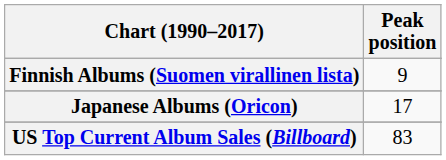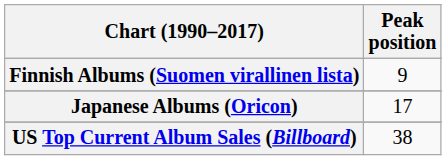(402, 138) 83 -> (402, 138) 38
